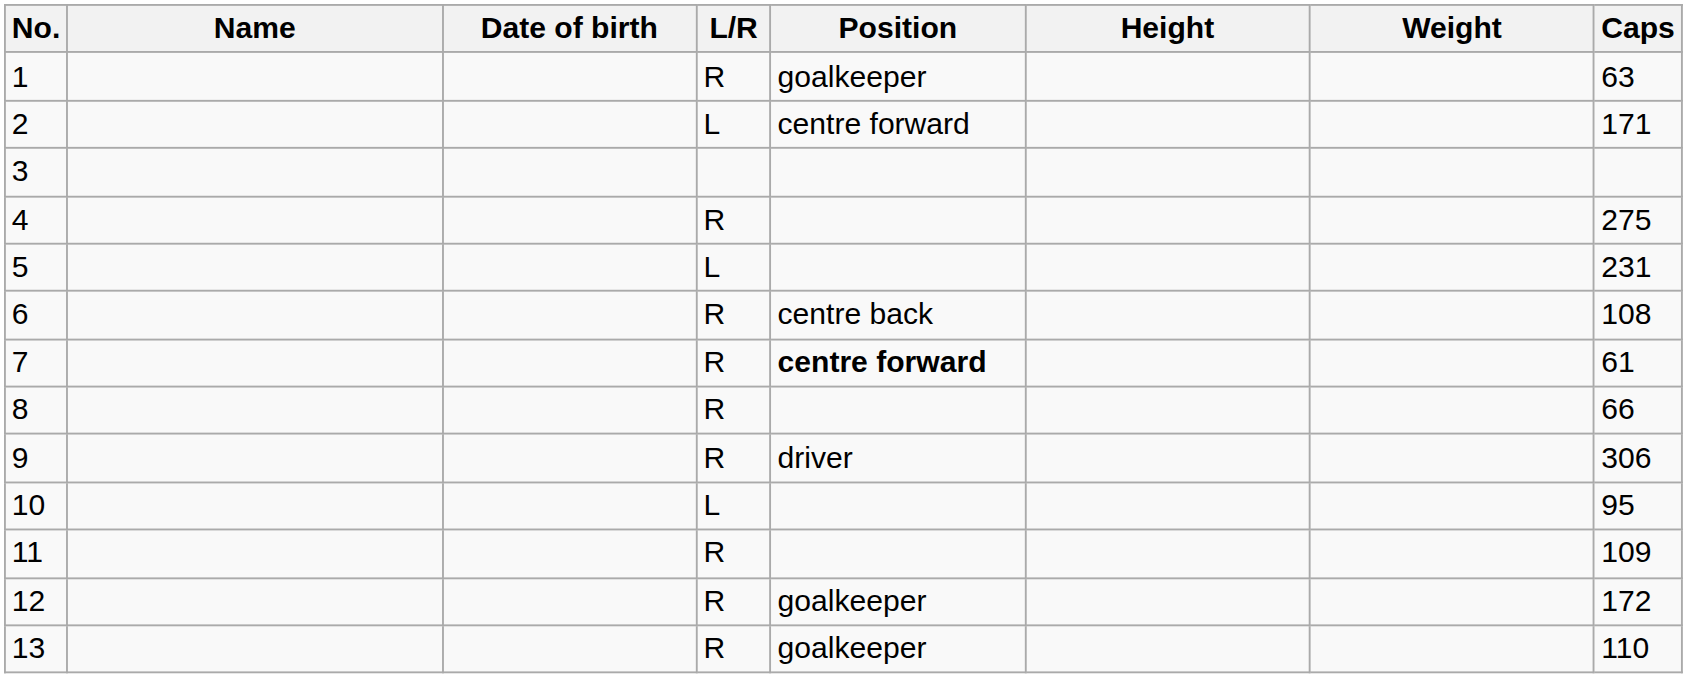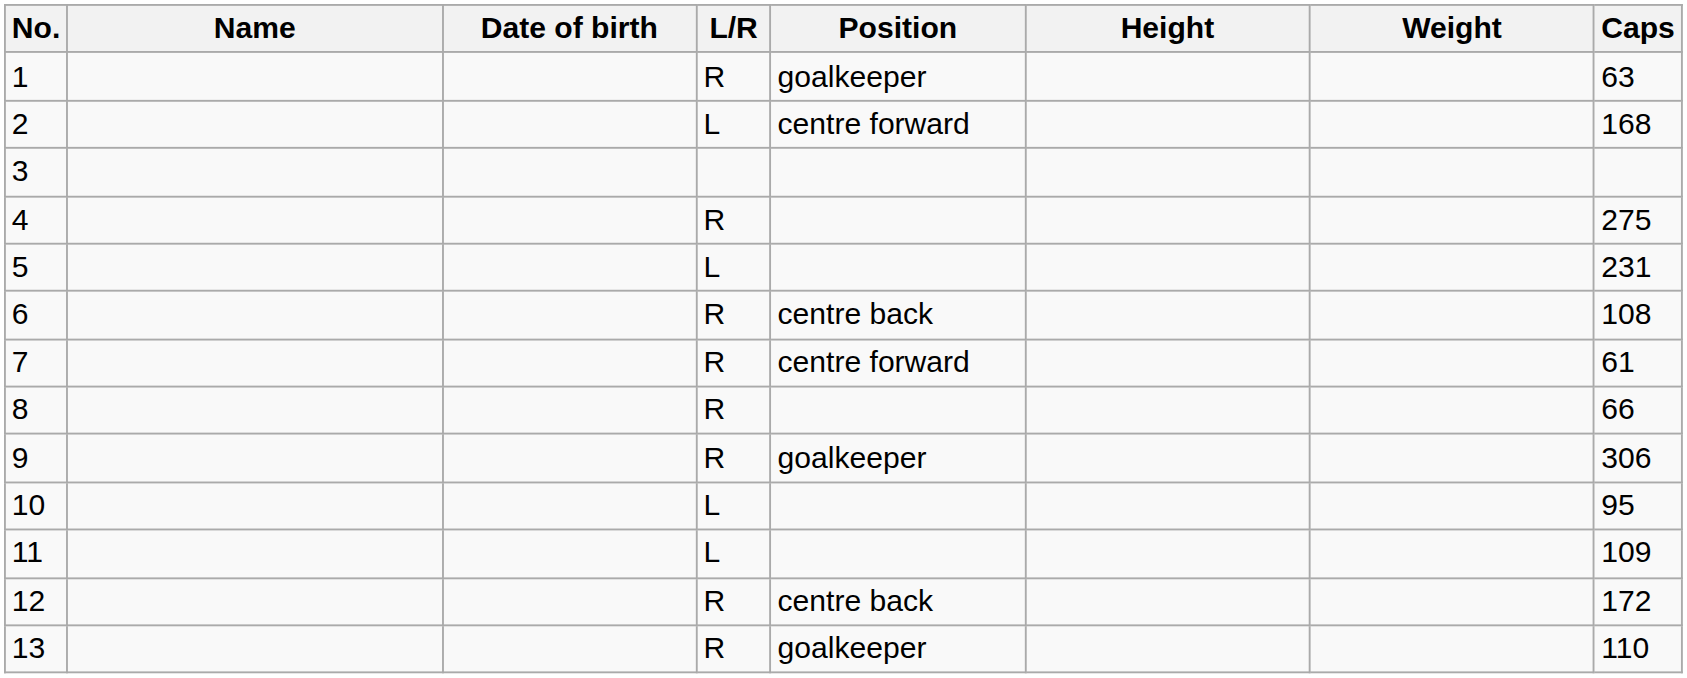(1626, 123) 171 -> (1626, 123) 168
(882, 362) bold -> (874, 362) normal
(815, 457) driver -> (852, 457) goalkeeper
(714, 553) R -> (712, 553) L
(852, 600) goalkeeper -> (855, 600) centre back
